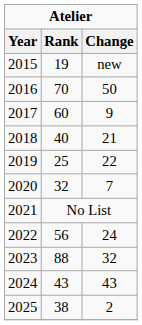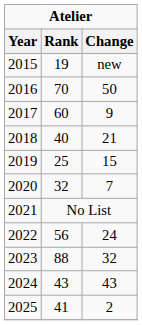(109, 162) 22 -> (109, 162) 15
(61, 307) 38 -> (61, 307) 41
